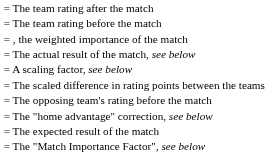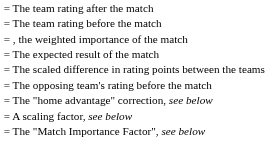- row: (100, 54)
rows swapped: (81, 131) <-> (68, 69)
